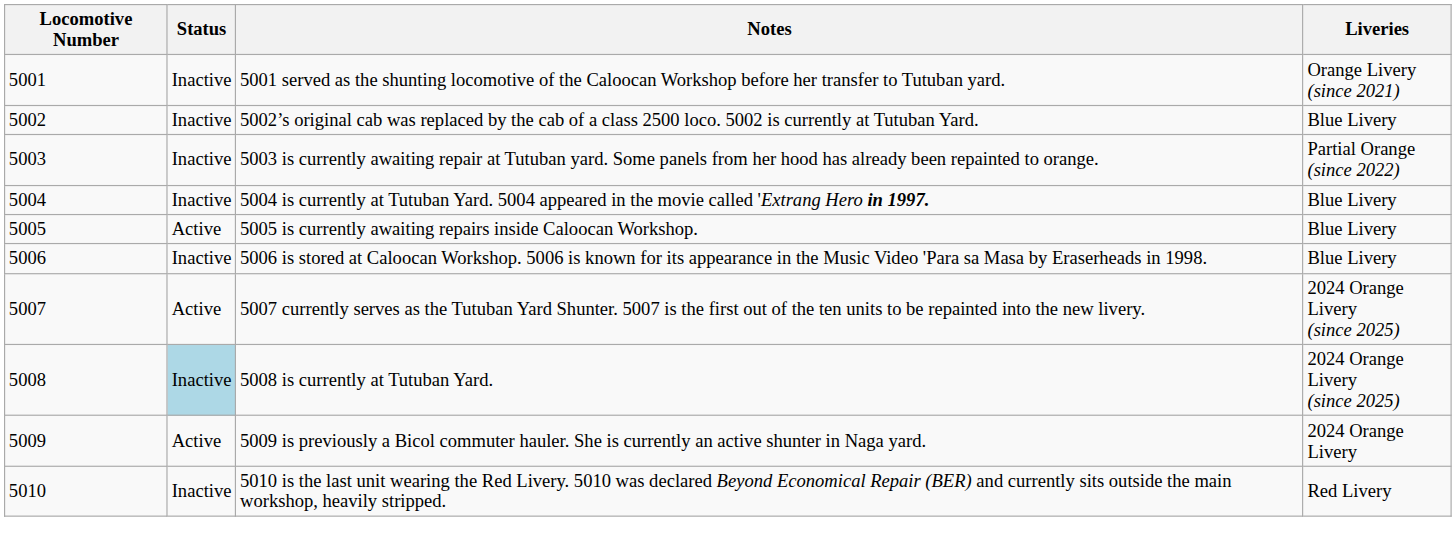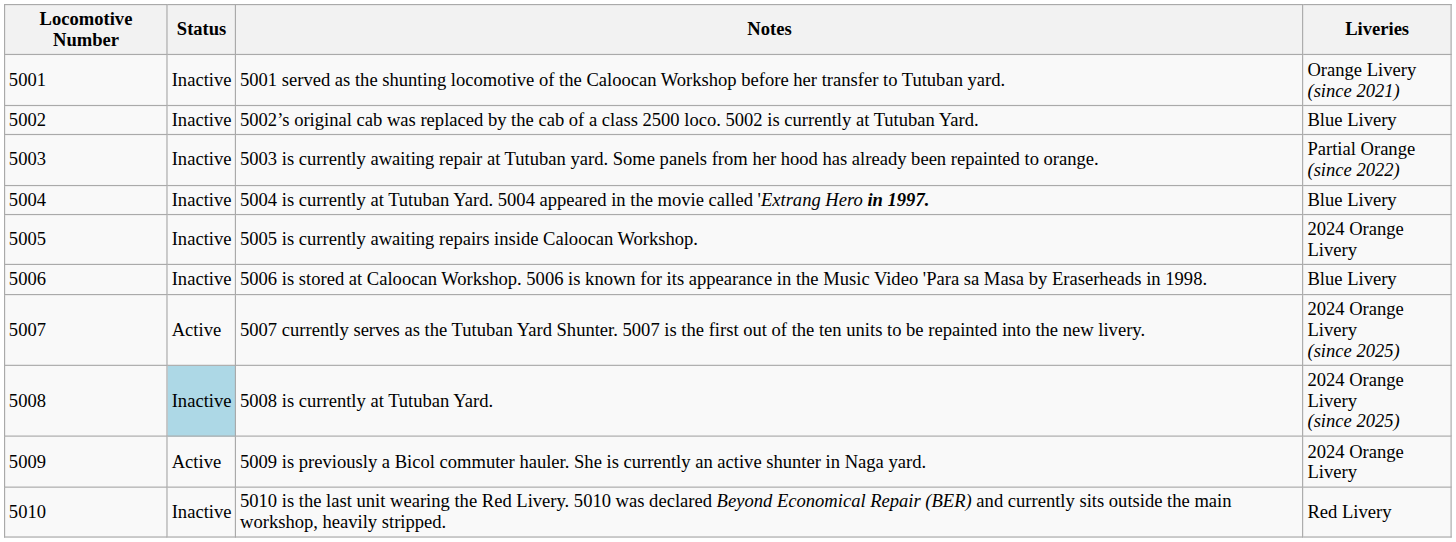(196, 229) Active -> (202, 239) Inactive
(1352, 229) Blue Livery -> (1356, 239) 2024 Orange Livery
